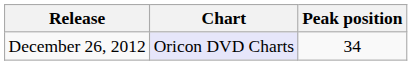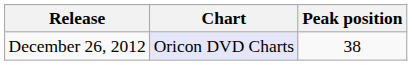(352, 45) 34 -> (352, 45) 38
